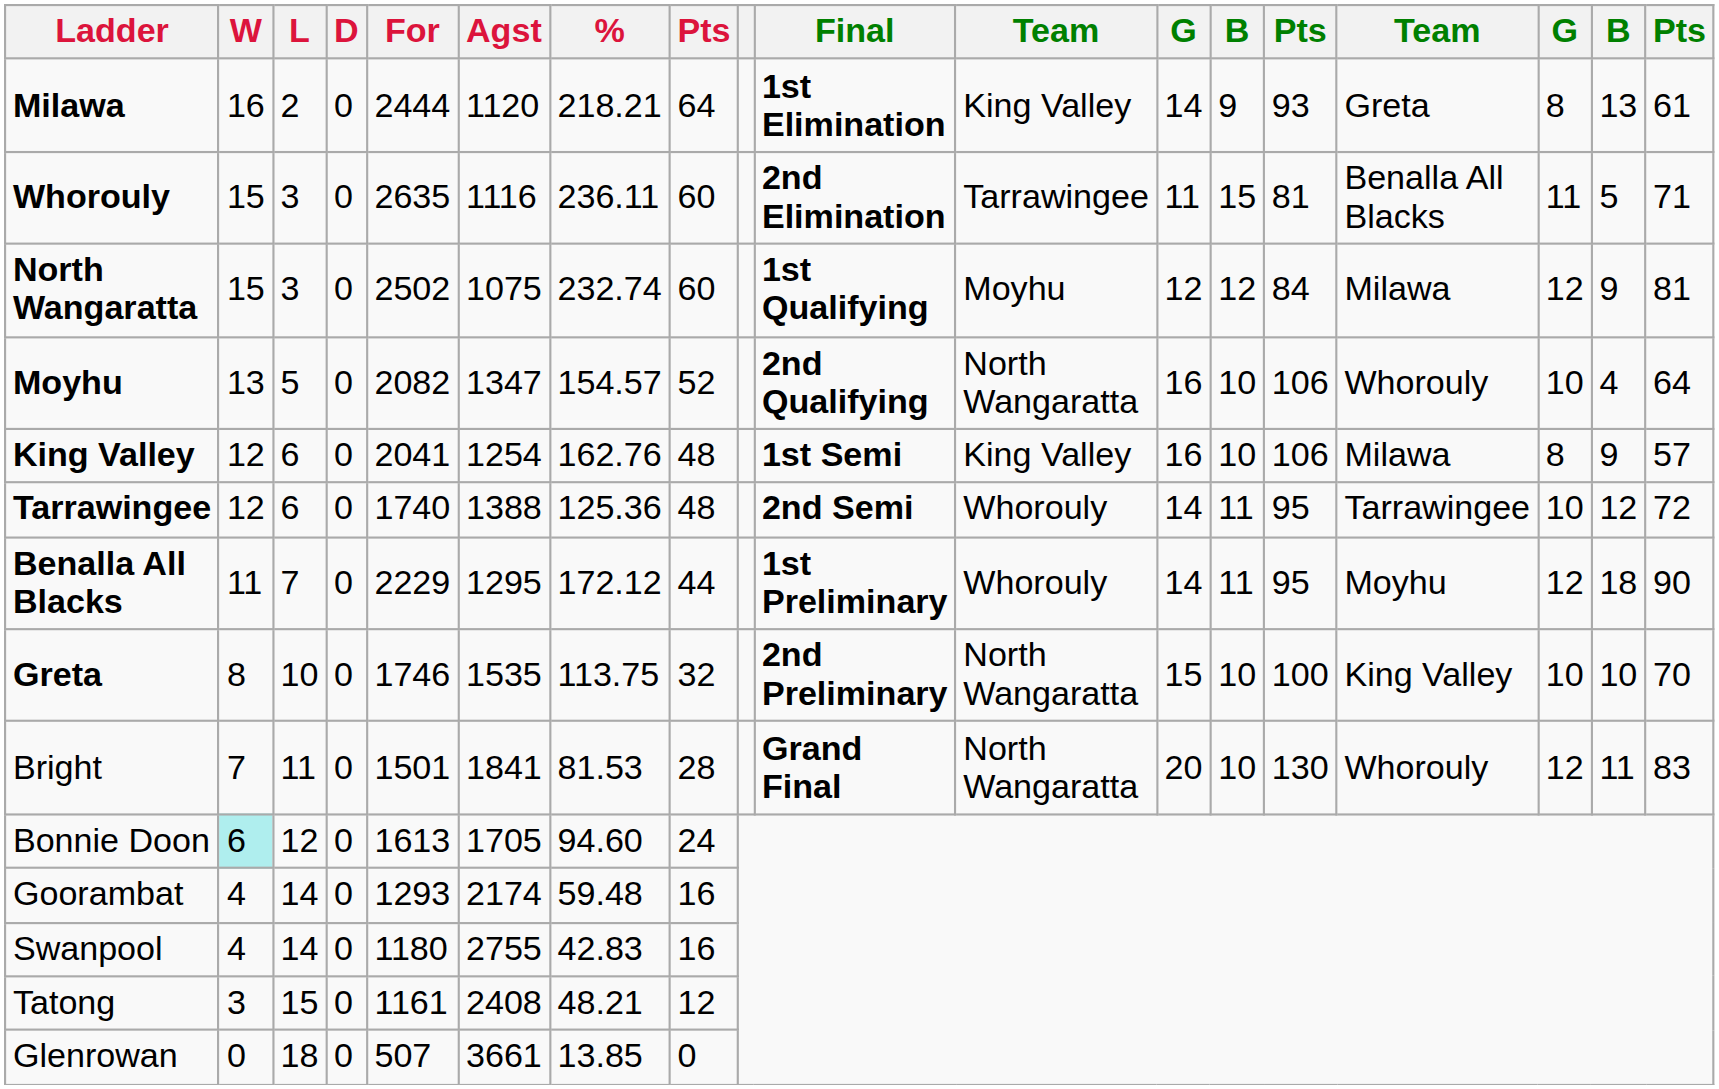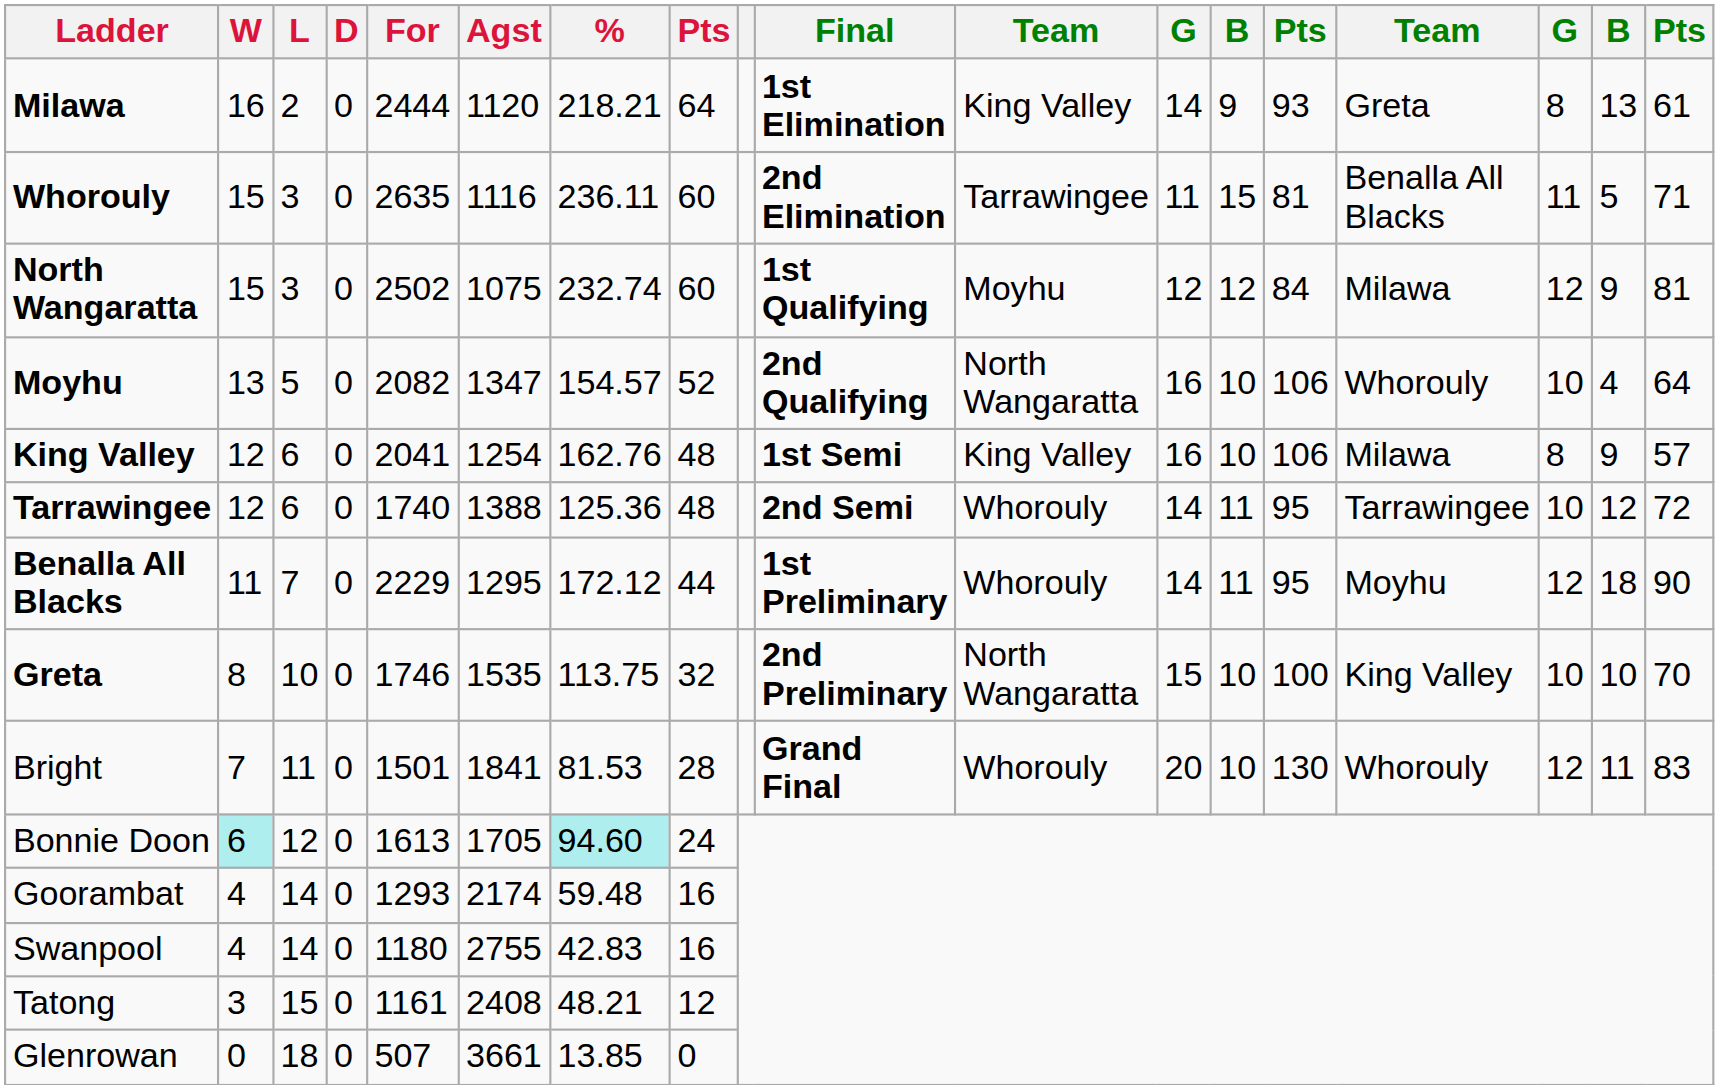(1051, 767) North Wangaratta -> (1035, 767) Whorouly
(600, 840) no background -> (600, 840) paleturquoise background
